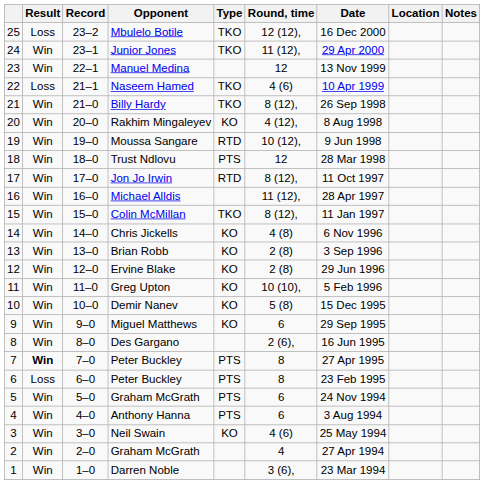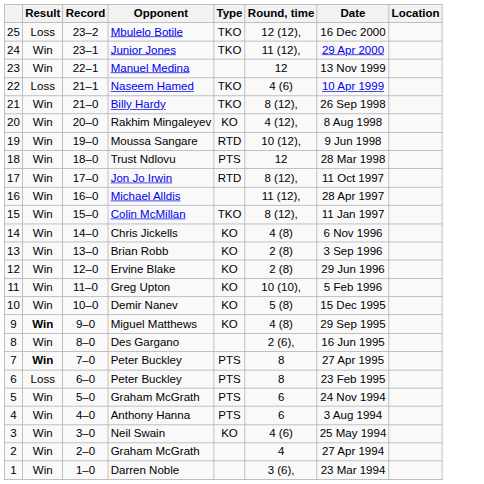- column: (461, 13)
(43, 324) normal -> (43, 324) bold
(281, 324) 6 -> (281, 324) 4 (8)
